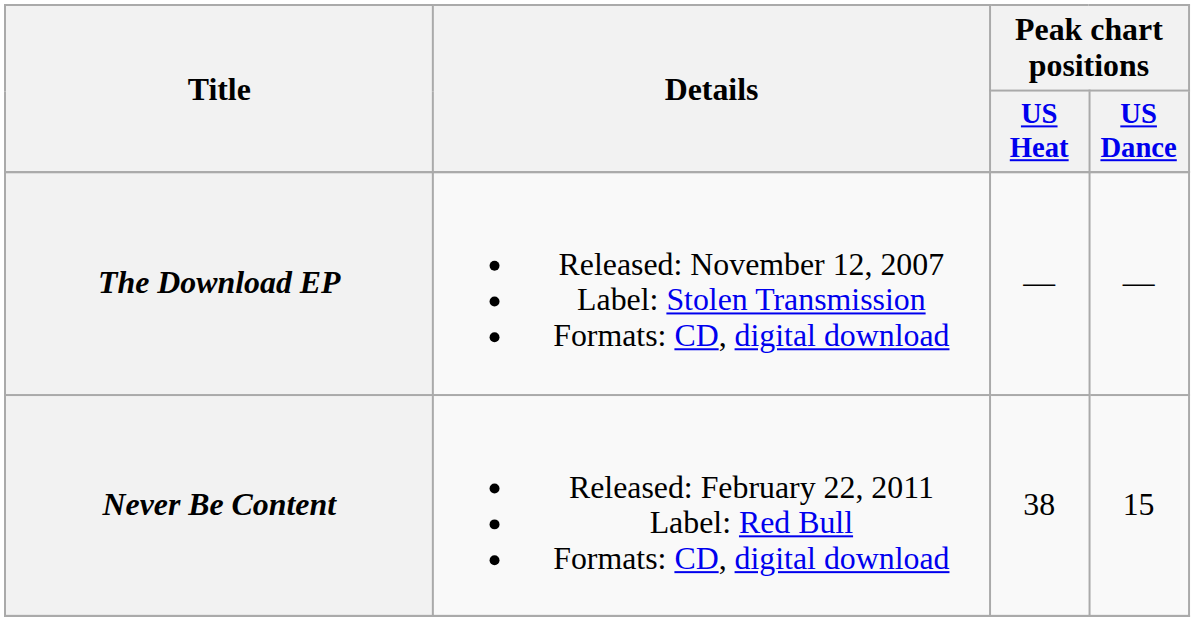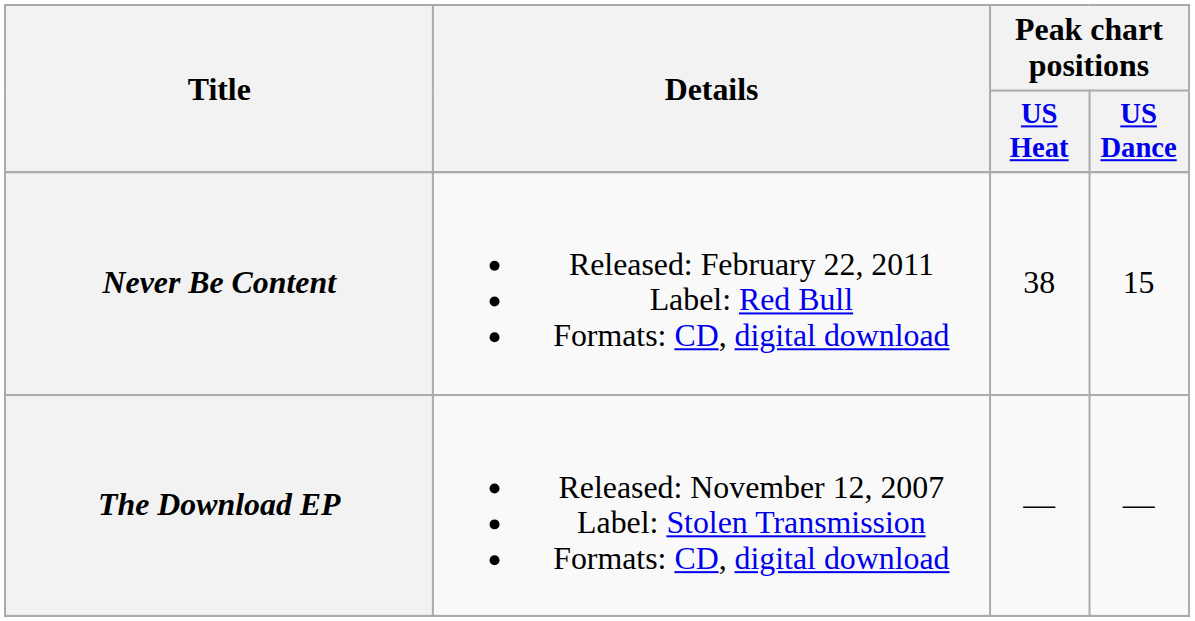rows swapped: (219, 282) <-> (219, 504)
